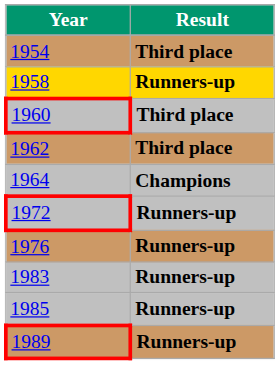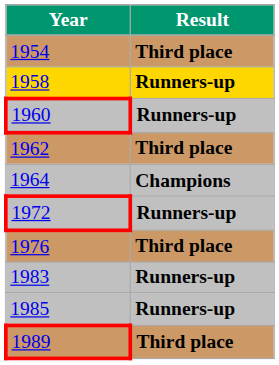(185, 115) Third place -> (186, 115) Runners-up
(185, 245) Runners-up -> (184, 245) Third place
(186, 341) Runners-up -> (185, 341) Third place
